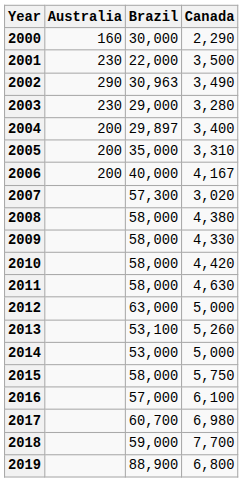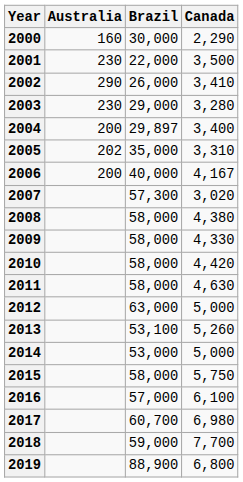(153, 84) 30,963 -> (153, 84) 26,000
(214, 84) 3,490 -> (214, 84) 3,410
(110, 151) 200 -> (110, 151) 202
